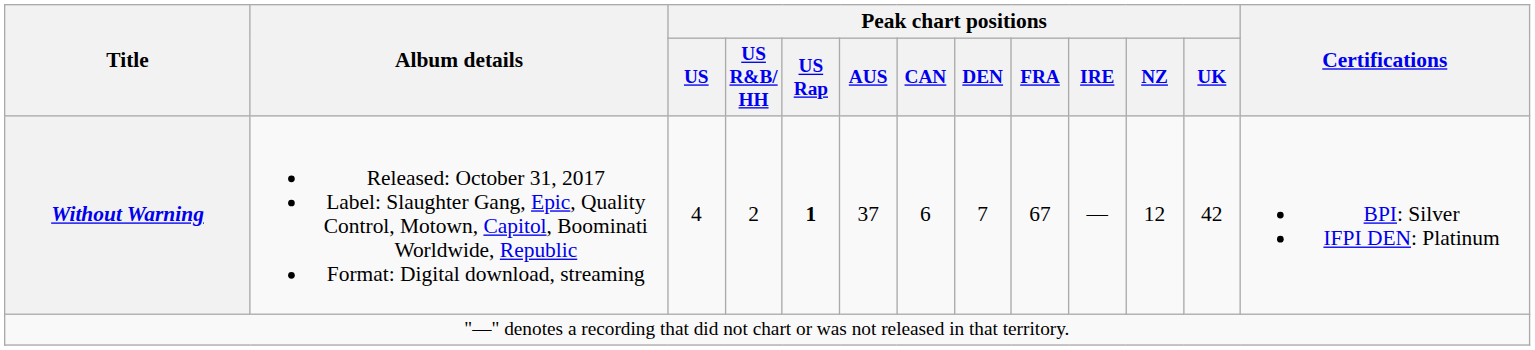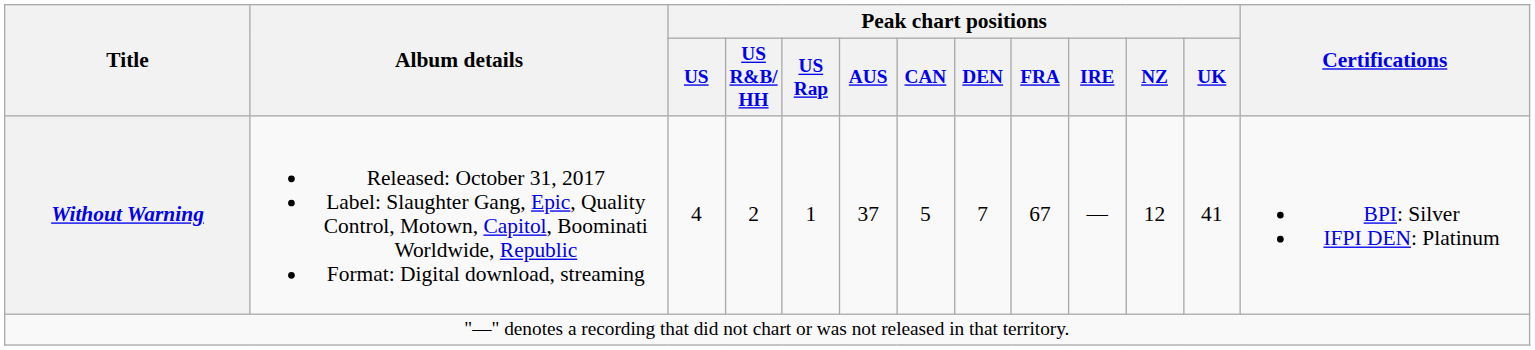(811, 214) bold -> (811, 214) normal
(925, 214) 6 -> (925, 214) 5
(1212, 214) 42 -> (1212, 214) 41
